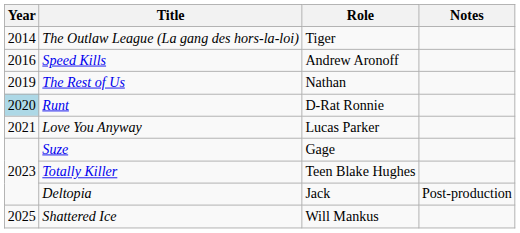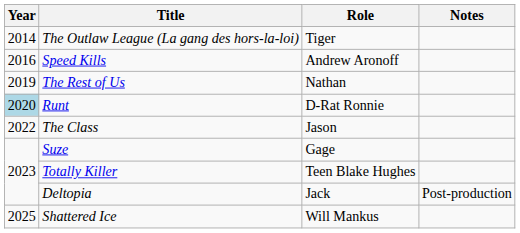- row: (92, 127)
+ row: (70, 127)
